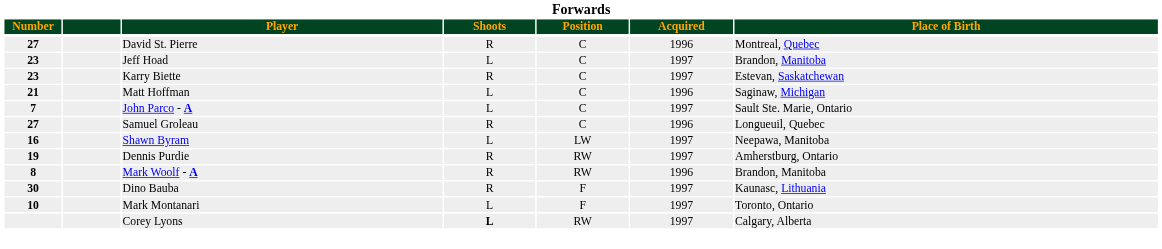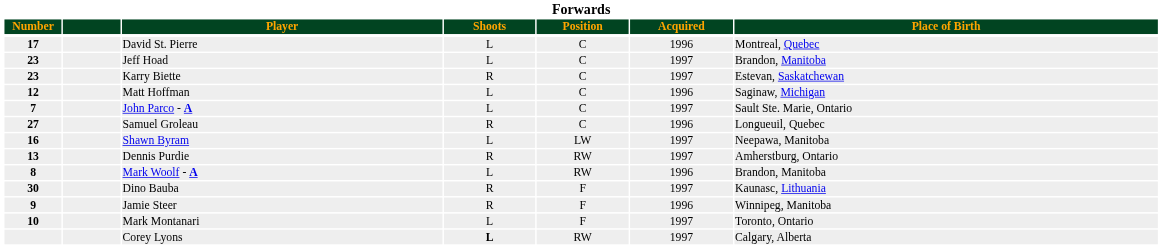(33, 44) 27 -> (33, 44) 17
(490, 44) R -> (490, 44) L
(33, 92) 21 -> (33, 92) 12
(33, 156) 19 -> (33, 156) 13
(490, 172) R -> (490, 172) L
+ row: (150, 204)
